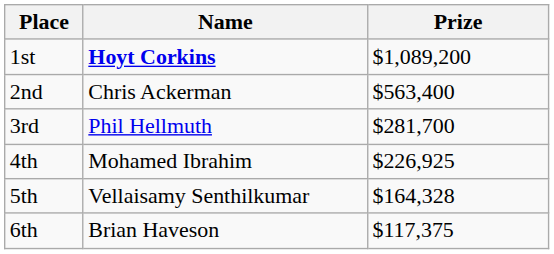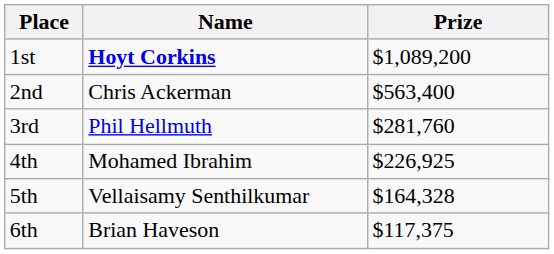(414, 126) $281,700 -> (414, 126) $281,760
